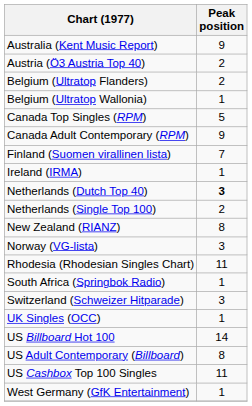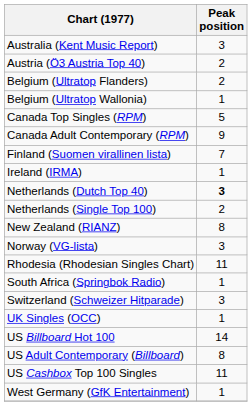(222, 44) 9 -> (222, 44) 3
